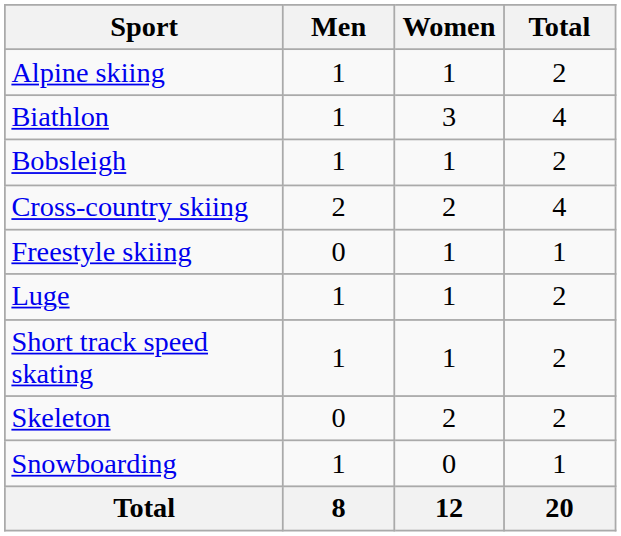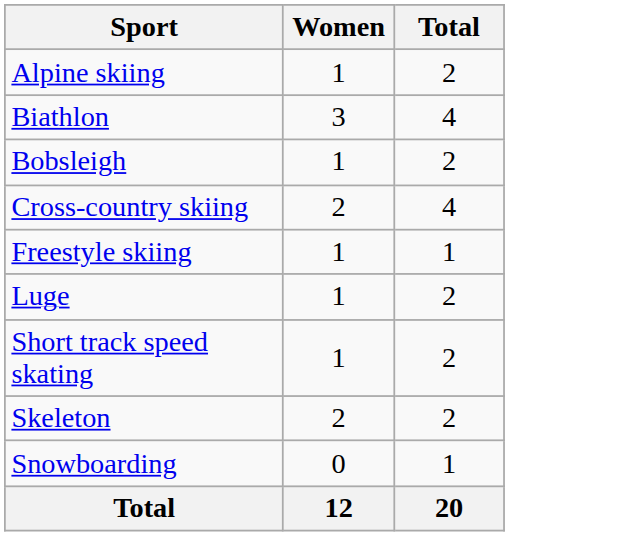- column: (339, 26)
